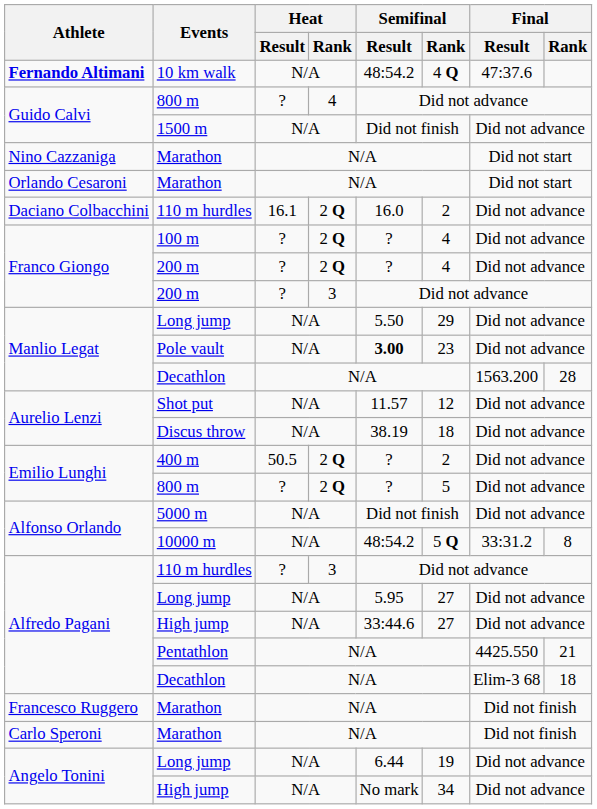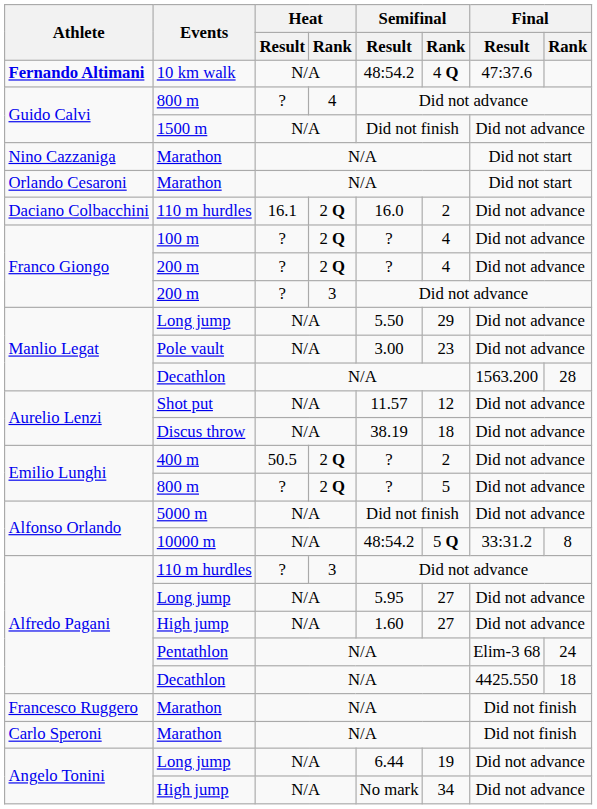(389, 349) bold -> (389, 349) normal
(389, 624) 33:44.6 -> (389, 624) 1.60
(507, 652) 4425.550 -> (507, 652) Elim-3 68
(568, 652) 21 -> (568, 652) 24
(507, 679) Elim-3 68 -> (507, 679) 4425.550
